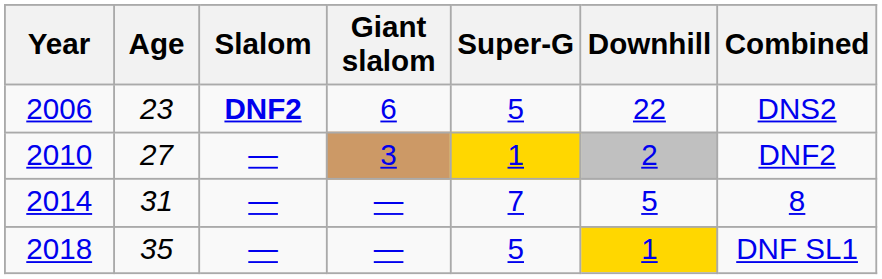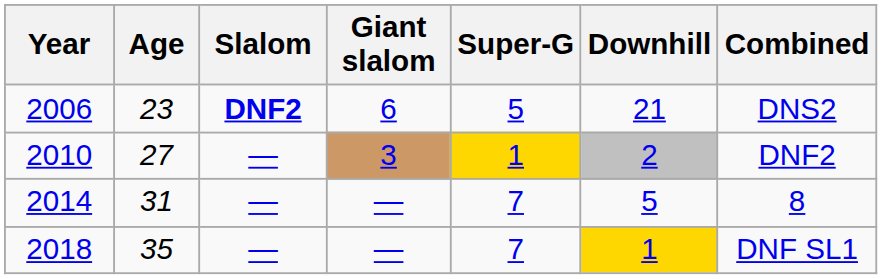(649, 108) 22 -> (649, 108) 21
(516, 249) 5 -> (516, 249) 7
